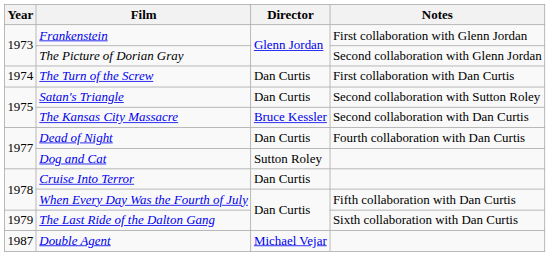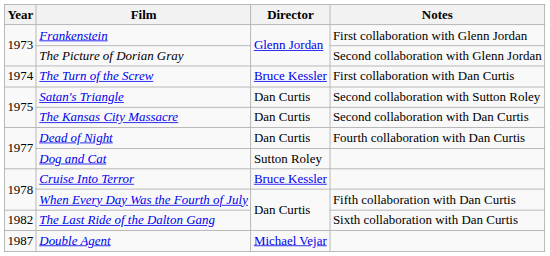(282, 76) Dan Curtis -> (290, 76) Bruce Kessler
(290, 117) Bruce Kessler -> (282, 117) Dan Curtis
(282, 179) Dan Curtis -> (290, 179) Bruce Kessler
(20, 220) 1979 -> (20, 220) 1982
